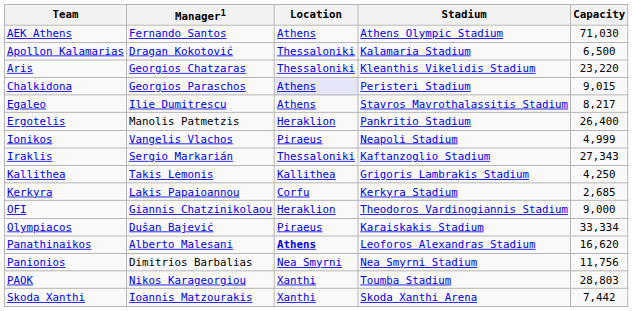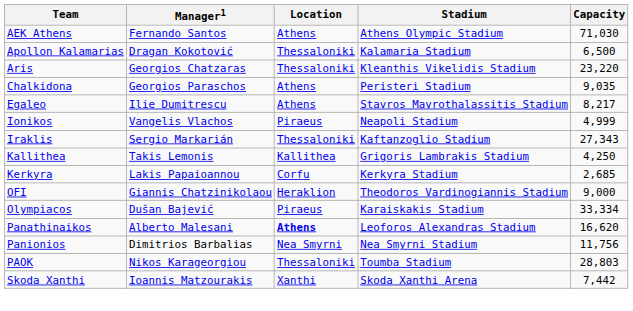(297, 86) lavender background -> (297, 86) no background
(599, 86) 9,015 -> (599, 86) 9,035
- row: (36, 121)
(297, 280) Xanthi -> (316, 262) Thessaloniki
